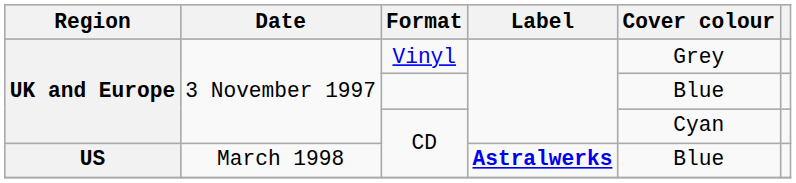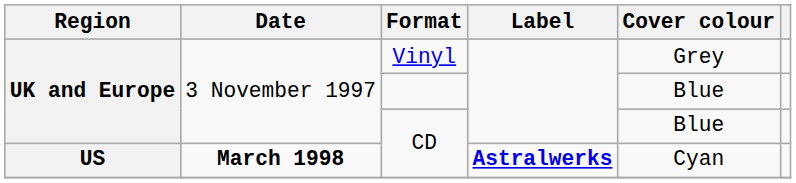(699, 126) Cyan -> (699, 126) Blue
(281, 160) normal -> (281, 160) bold
(699, 160) Blue -> (699, 160) Cyan
